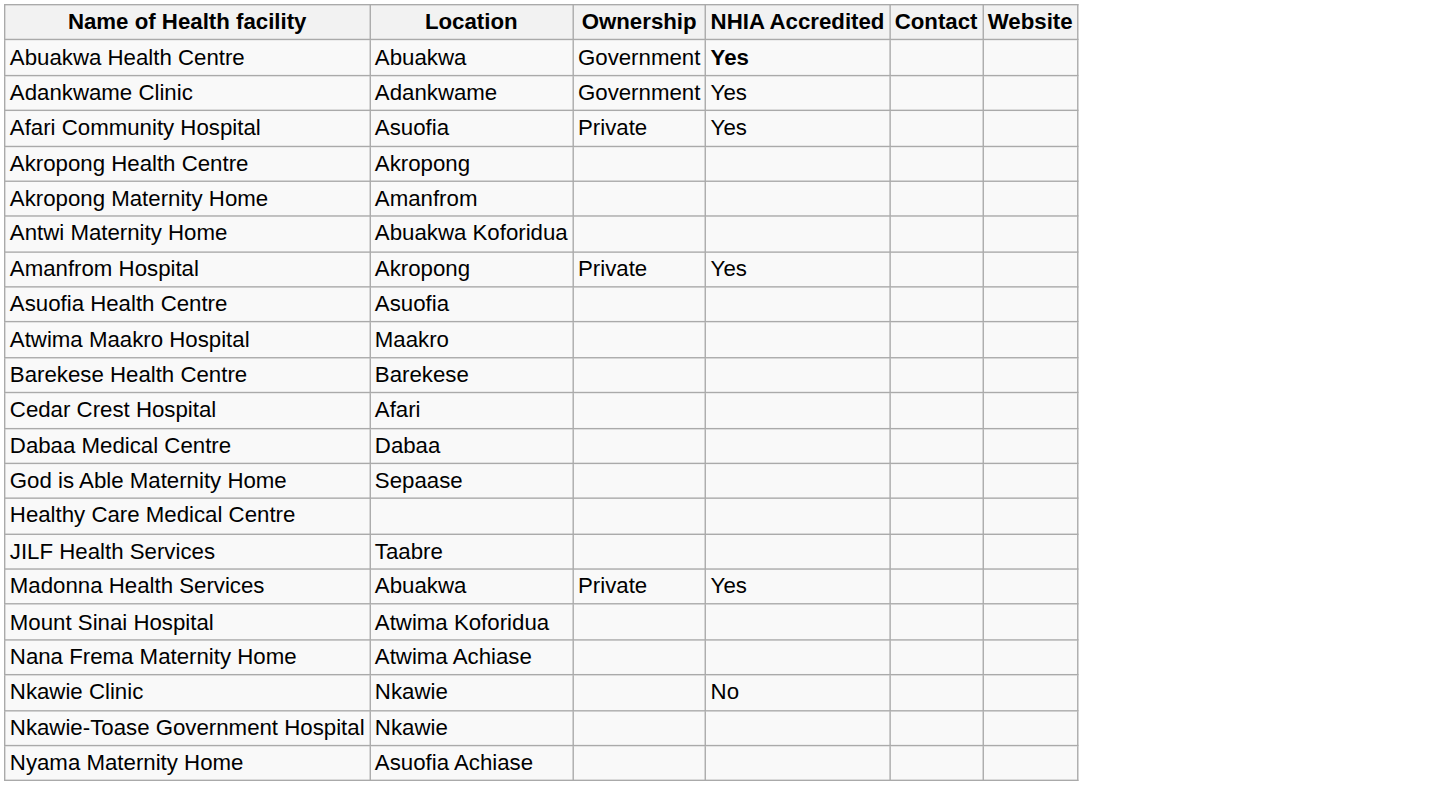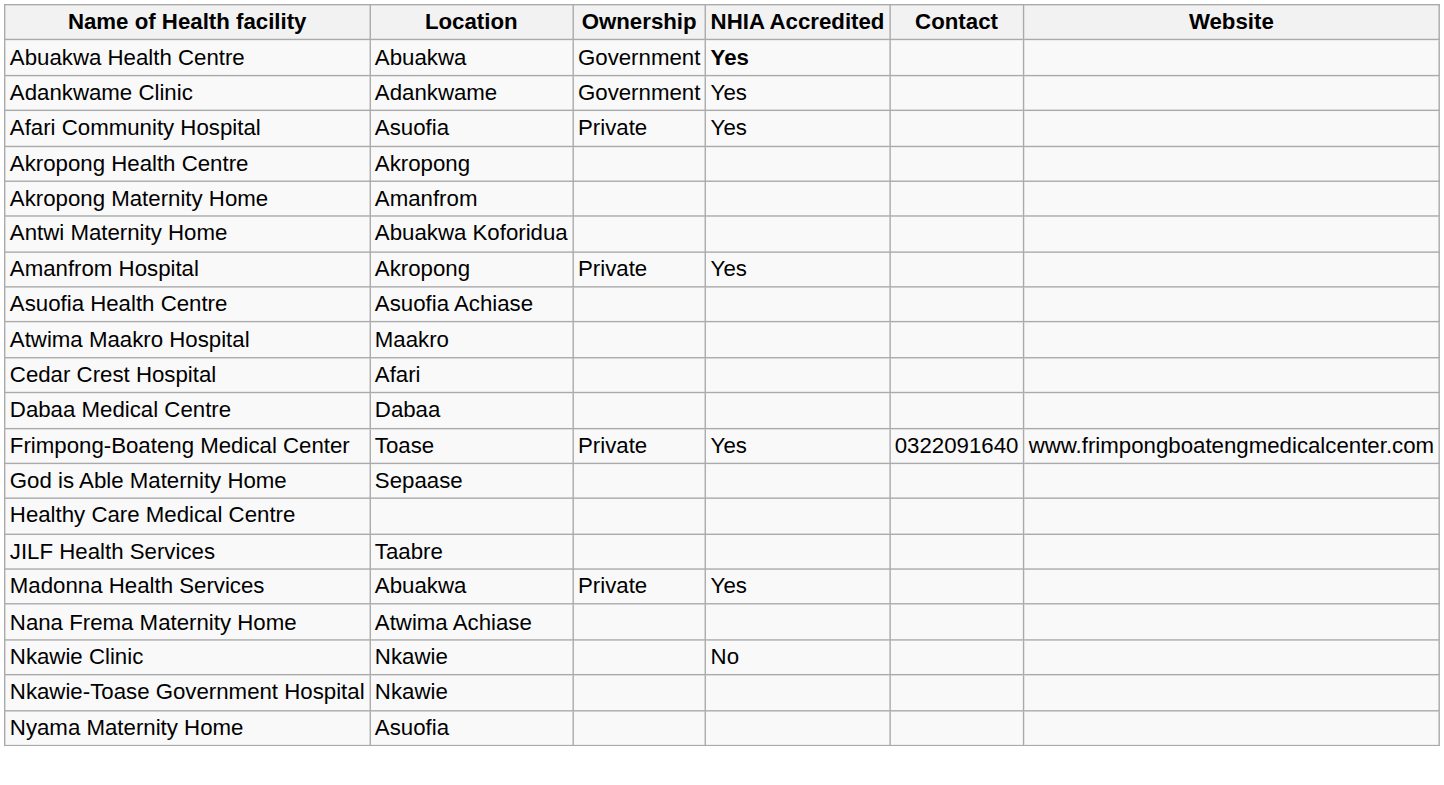(412, 304) Asuofia -> (454, 304) Asuofia Achiase
- row: (129, 374)
+ row: (180, 445)
- row: (112, 621)
(454, 762) Asuofia Achiase -> (412, 727) Asuofia
